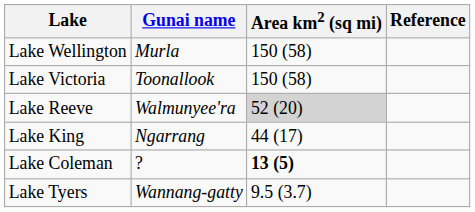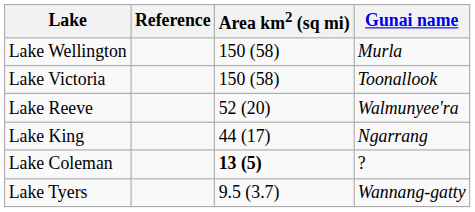columns swapped: (189, 20) <-> (428, 20)
(277, 107) lightgrey background -> (245, 107) no background
